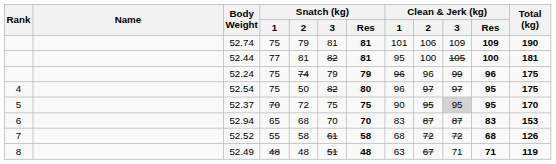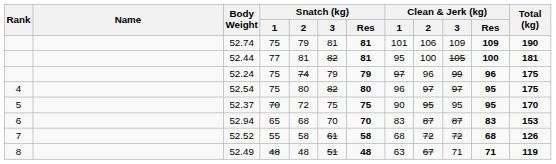(399, 74) 96 -> (399, 74) 97
(303, 89) 50 -> (303, 89) 80
(457, 105) lightgrey background -> (457, 105) no background
